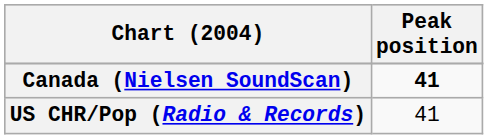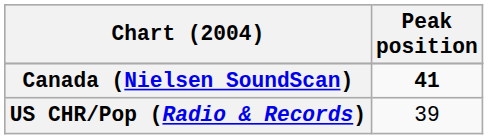(427, 116) 41 -> (427, 116) 39
